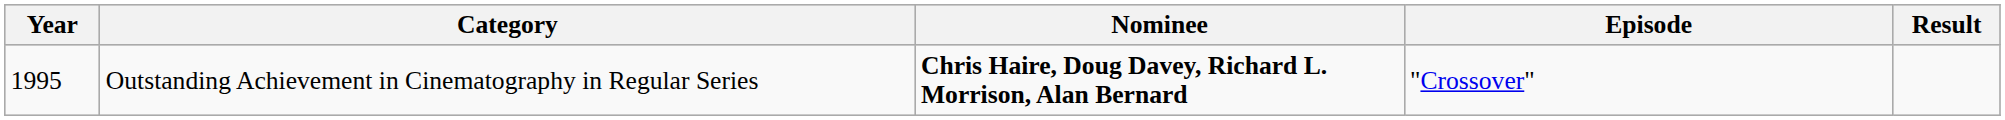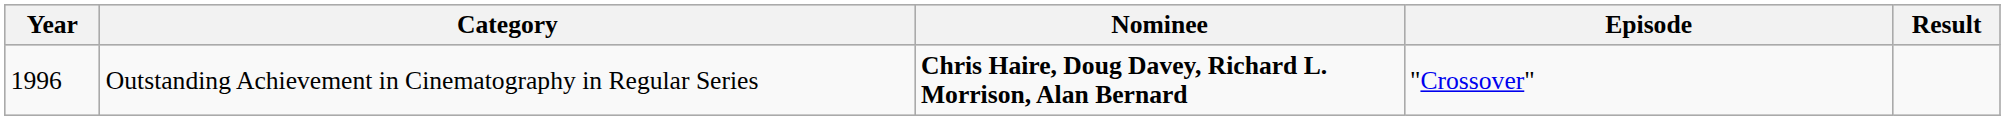(36, 79) 1995 -> (36, 79) 1996
